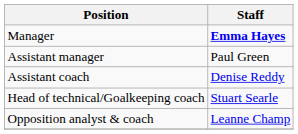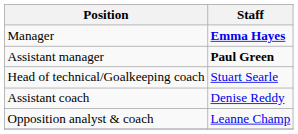(240, 56) normal -> (242, 56) bold
rows swapped: (106, 98) <-> (48, 77)
